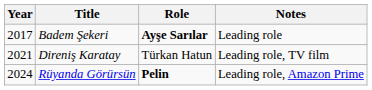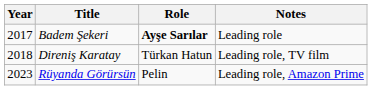(20, 54) 2021 -> (20, 54) 2018
(20, 74) 2024 -> (20, 74) 2023
(155, 74) bold -> (154, 74) normal
